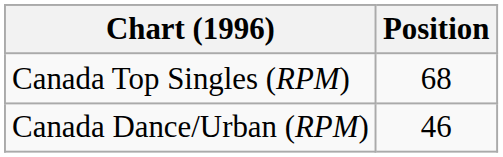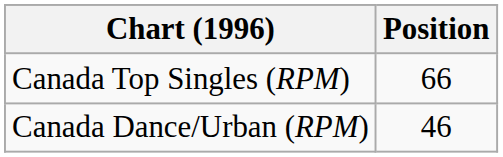(436, 77) 68 -> (436, 77) 66
